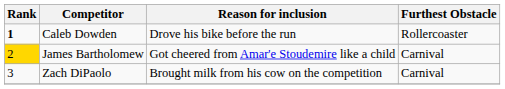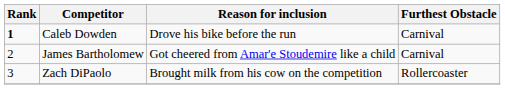(434, 34) Rollercoaster -> (423, 34) Carnival
(10, 53) gold background -> (10, 53) no background
(423, 73) Carnival -> (434, 73) Rollercoaster
